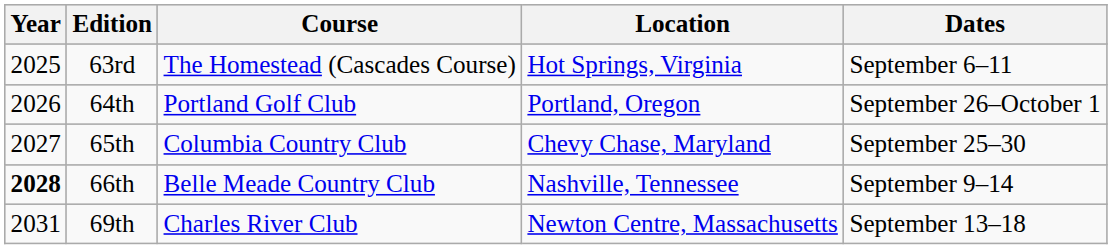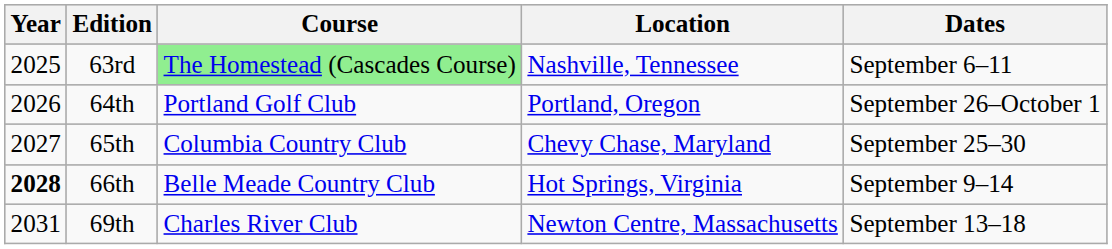(340, 64) no background -> (340, 64) lightgreen background
(635, 64) Hot Springs, Virginia -> (633, 64) Nashville, Tennessee
(633, 183) Nashville, Tennessee -> (635, 183) Hot Springs, Virginia
